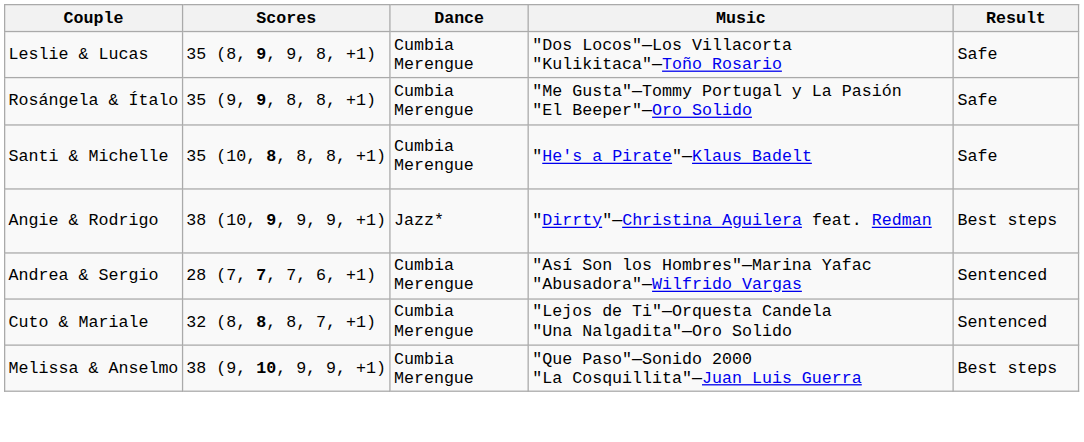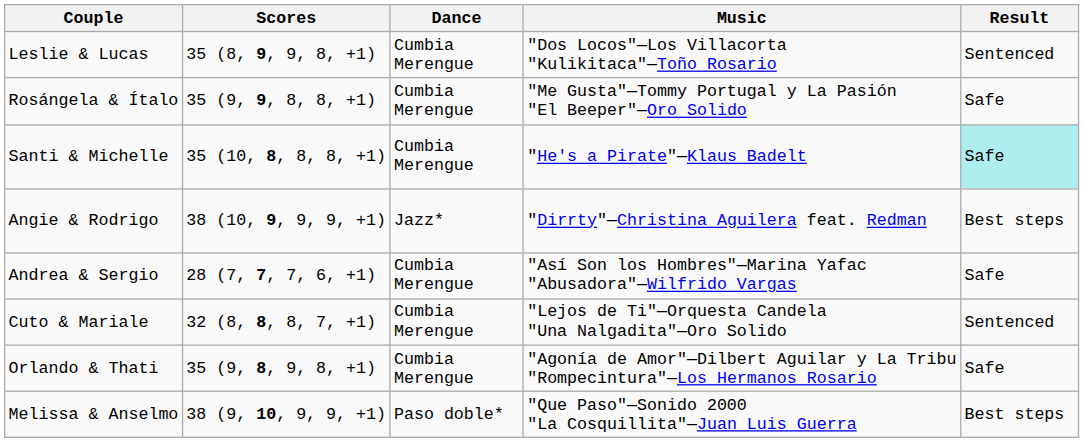(977, 55) Safe -> (1009, 55) Sentenced
(977, 156) no background -> (984, 156) paleturquoise background
(1002, 276) Sentenced -> (984, 276) Safe
+ row: (83, 368)
(434, 368) Cumbia Merengue -> (449, 415) Paso doble*
